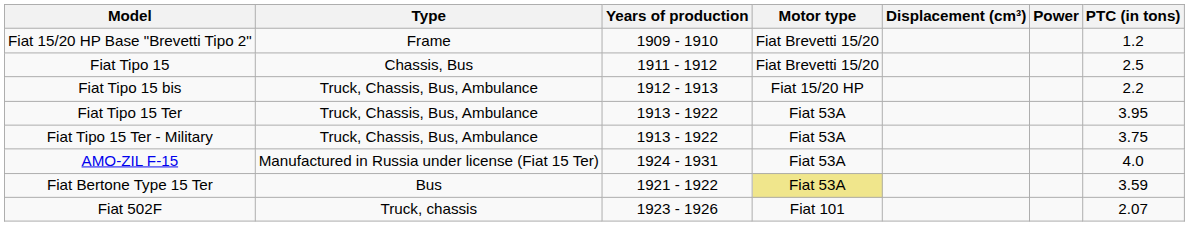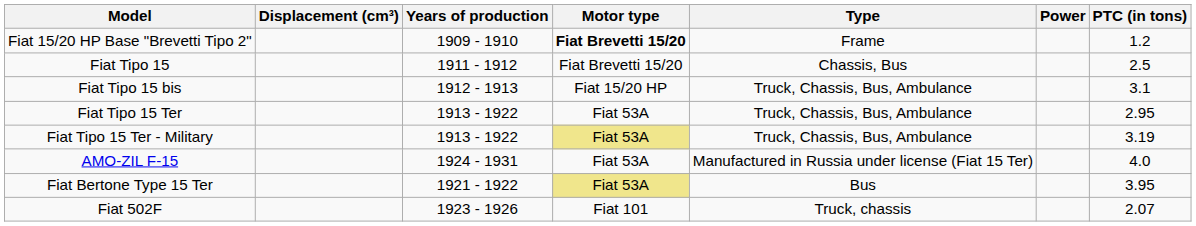columns swapped: (429, 16) <-> (956, 16)
(817, 40) normal -> (621, 40) bold
(1133, 88) 2.2 -> (1140, 88) 3.1
(1133, 112) 3.95 -> (1140, 112) 2.95
(817, 137) no background -> (621, 137) khaki background
(1133, 137) 3.75 -> (1140, 137) 3.19
(1133, 185) 3.59 -> (1140, 185) 3.95
